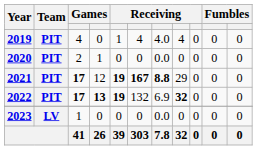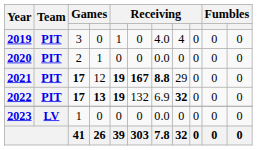(79, 39) 4 -> (79, 39) 3
(140, 39) 4 -> (140, 39) 0
